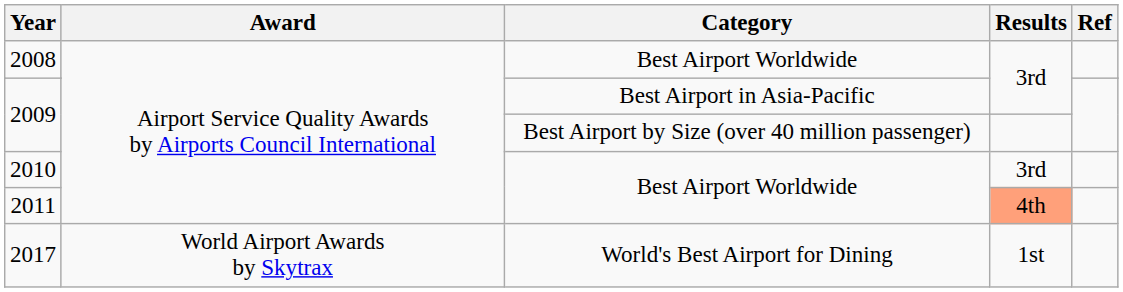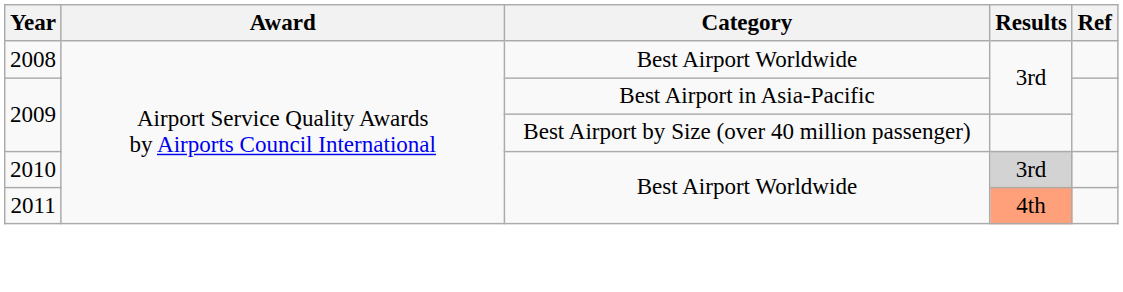(1031, 168) no background -> (1031, 168) lightgrey background
- row: (33, 254)
